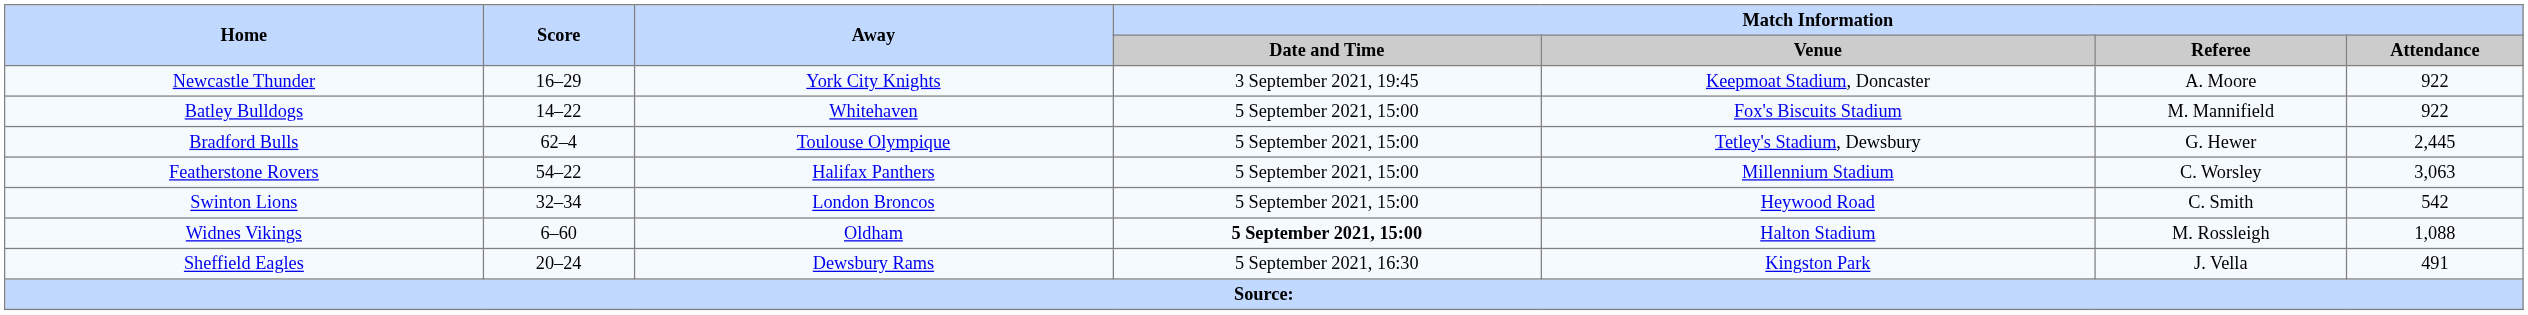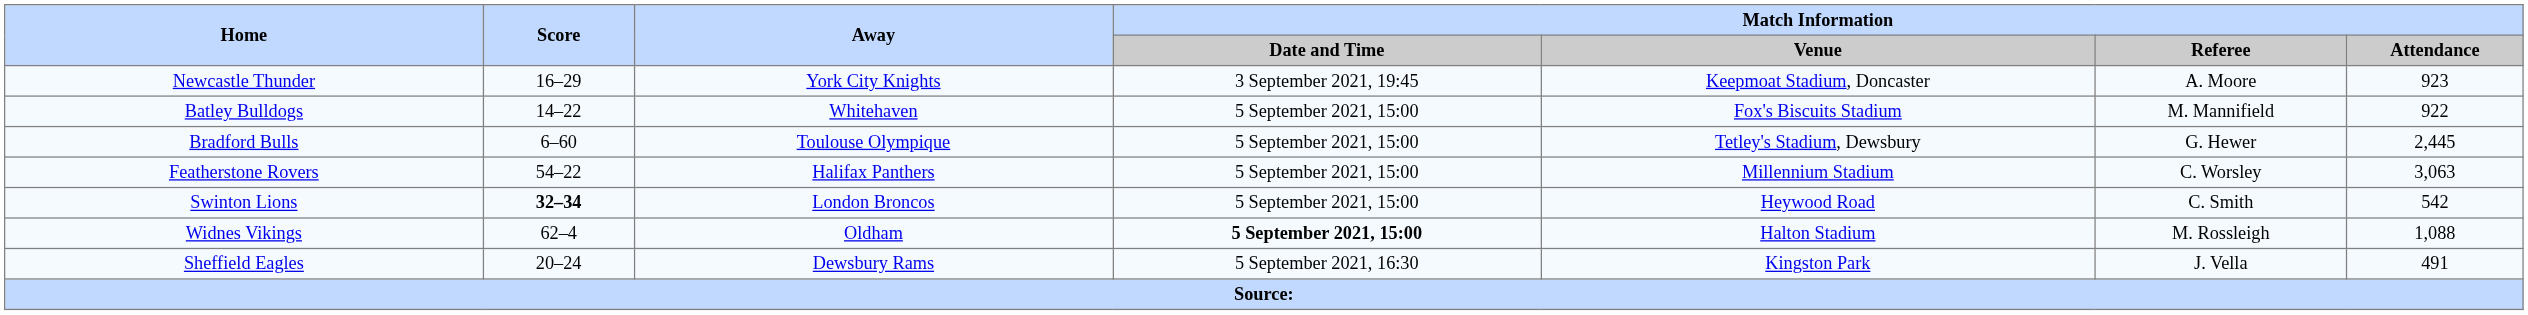(2435, 80) 922 -> (2435, 80) 923
(559, 141) 62–4 -> (559, 141) 6–60
(559, 202) normal -> (559, 202) bold
(559, 233) 6–60 -> (559, 233) 62–4
